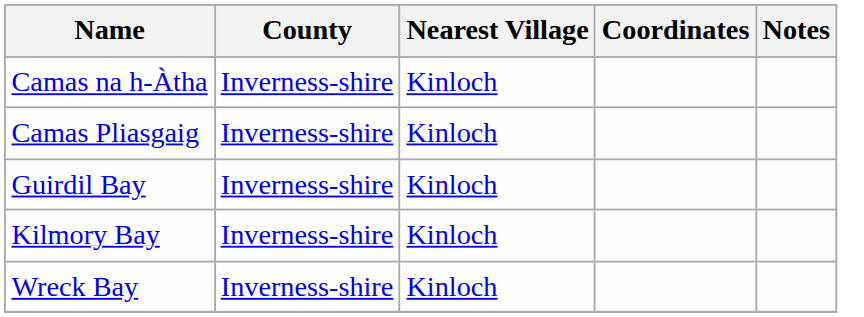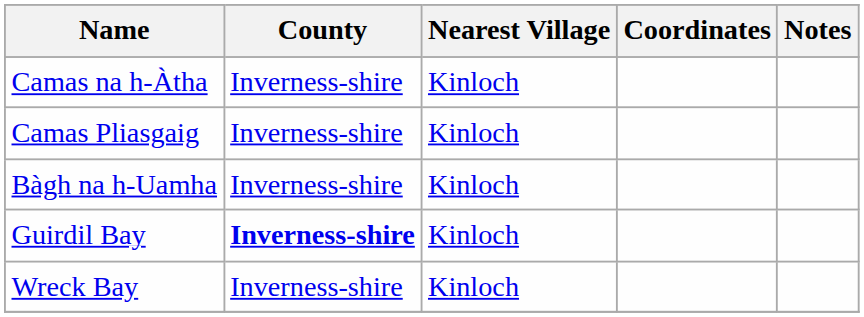+ row: (114, 183)
(307, 183) normal -> (323, 235) bold
- row: (86, 235)
